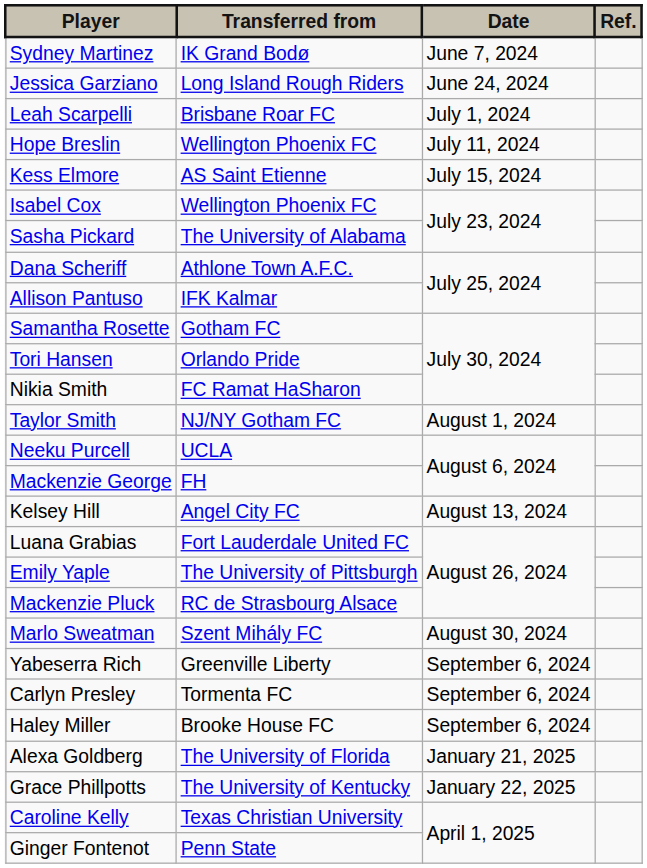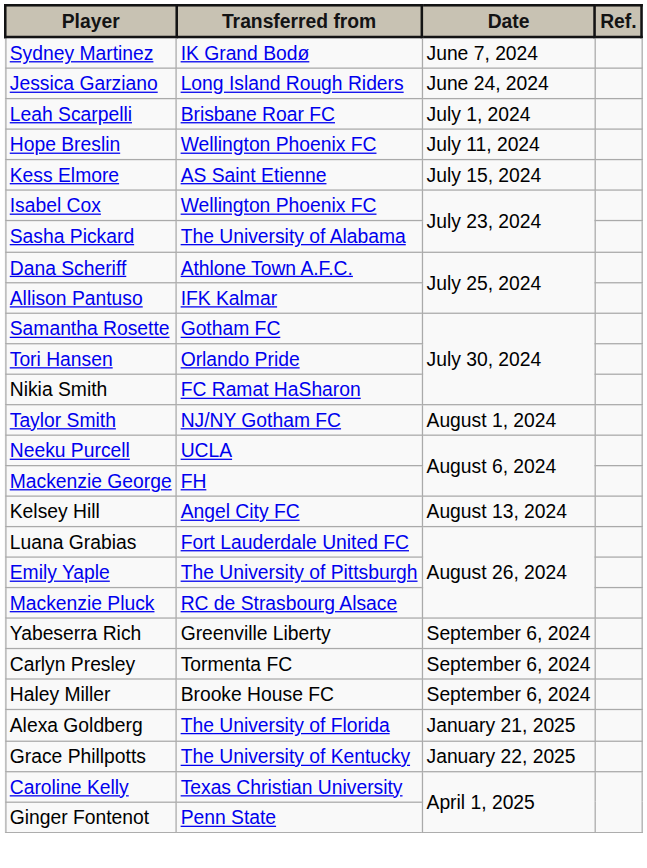- row: (82, 634)
